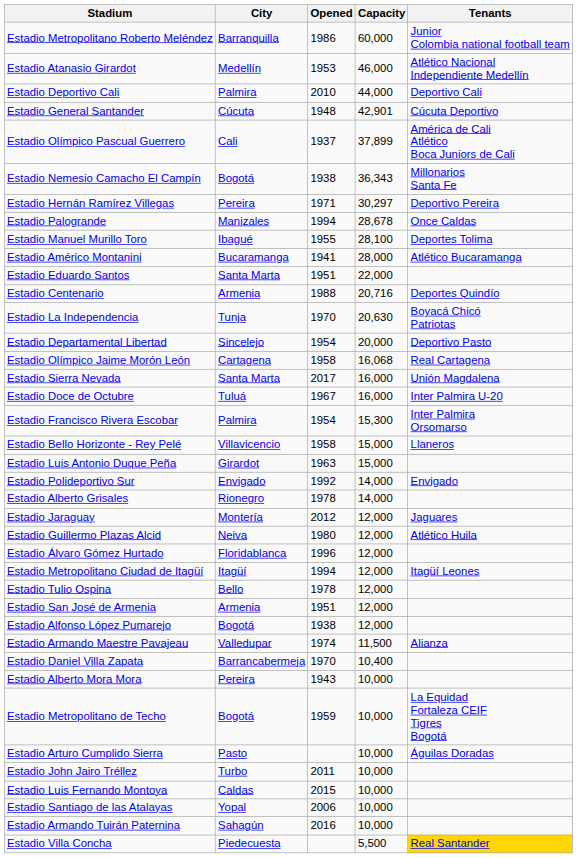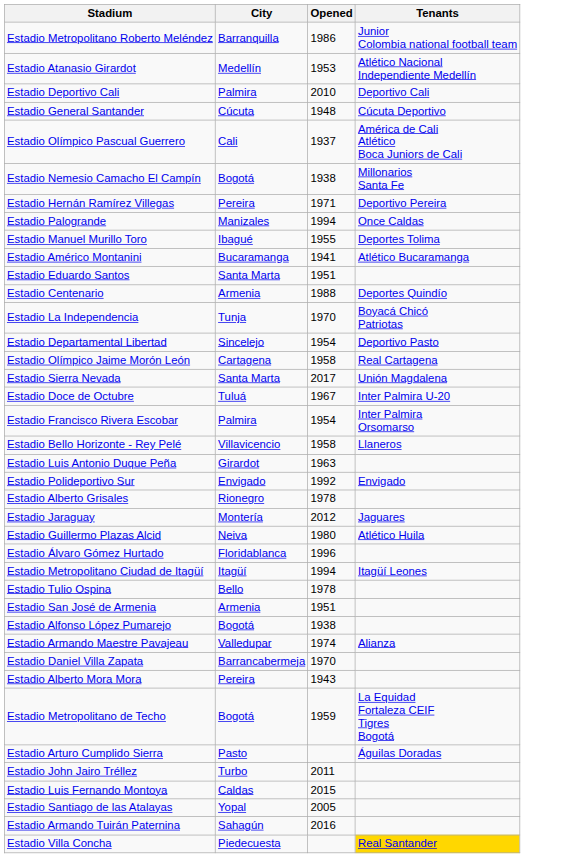- column: (382, 13)
(323, 807) 2006 -> (323, 807) 2005
